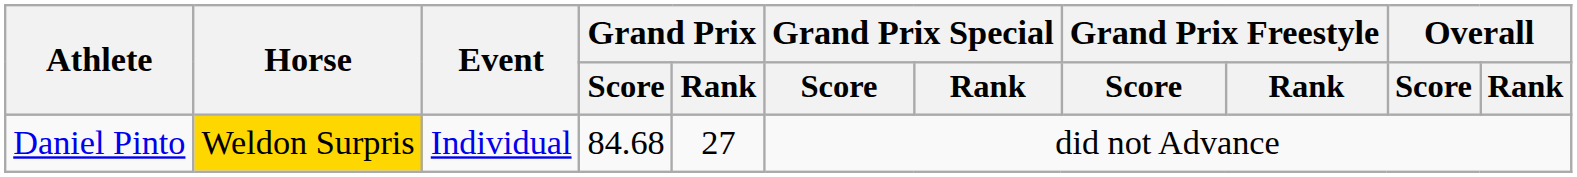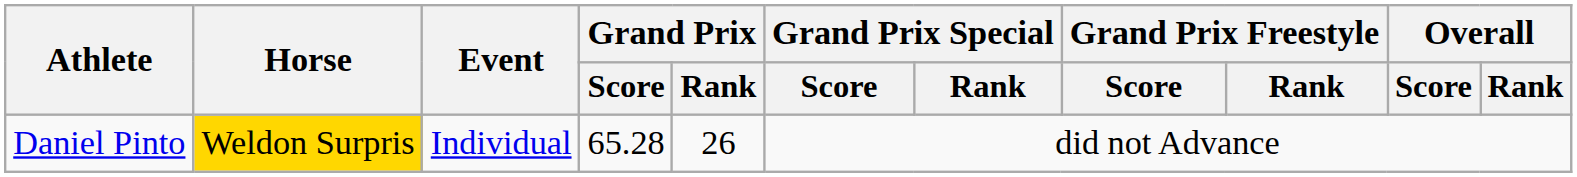(626, 143) 84.68 -> (626, 143) 65.28
(718, 143) 27 -> (718, 143) 26
